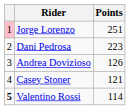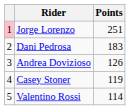(115, 46) 223 -> (115, 46) 183
(115, 80) 121 -> (115, 80) 119
(9, 97) bold -> (9, 97) normal
